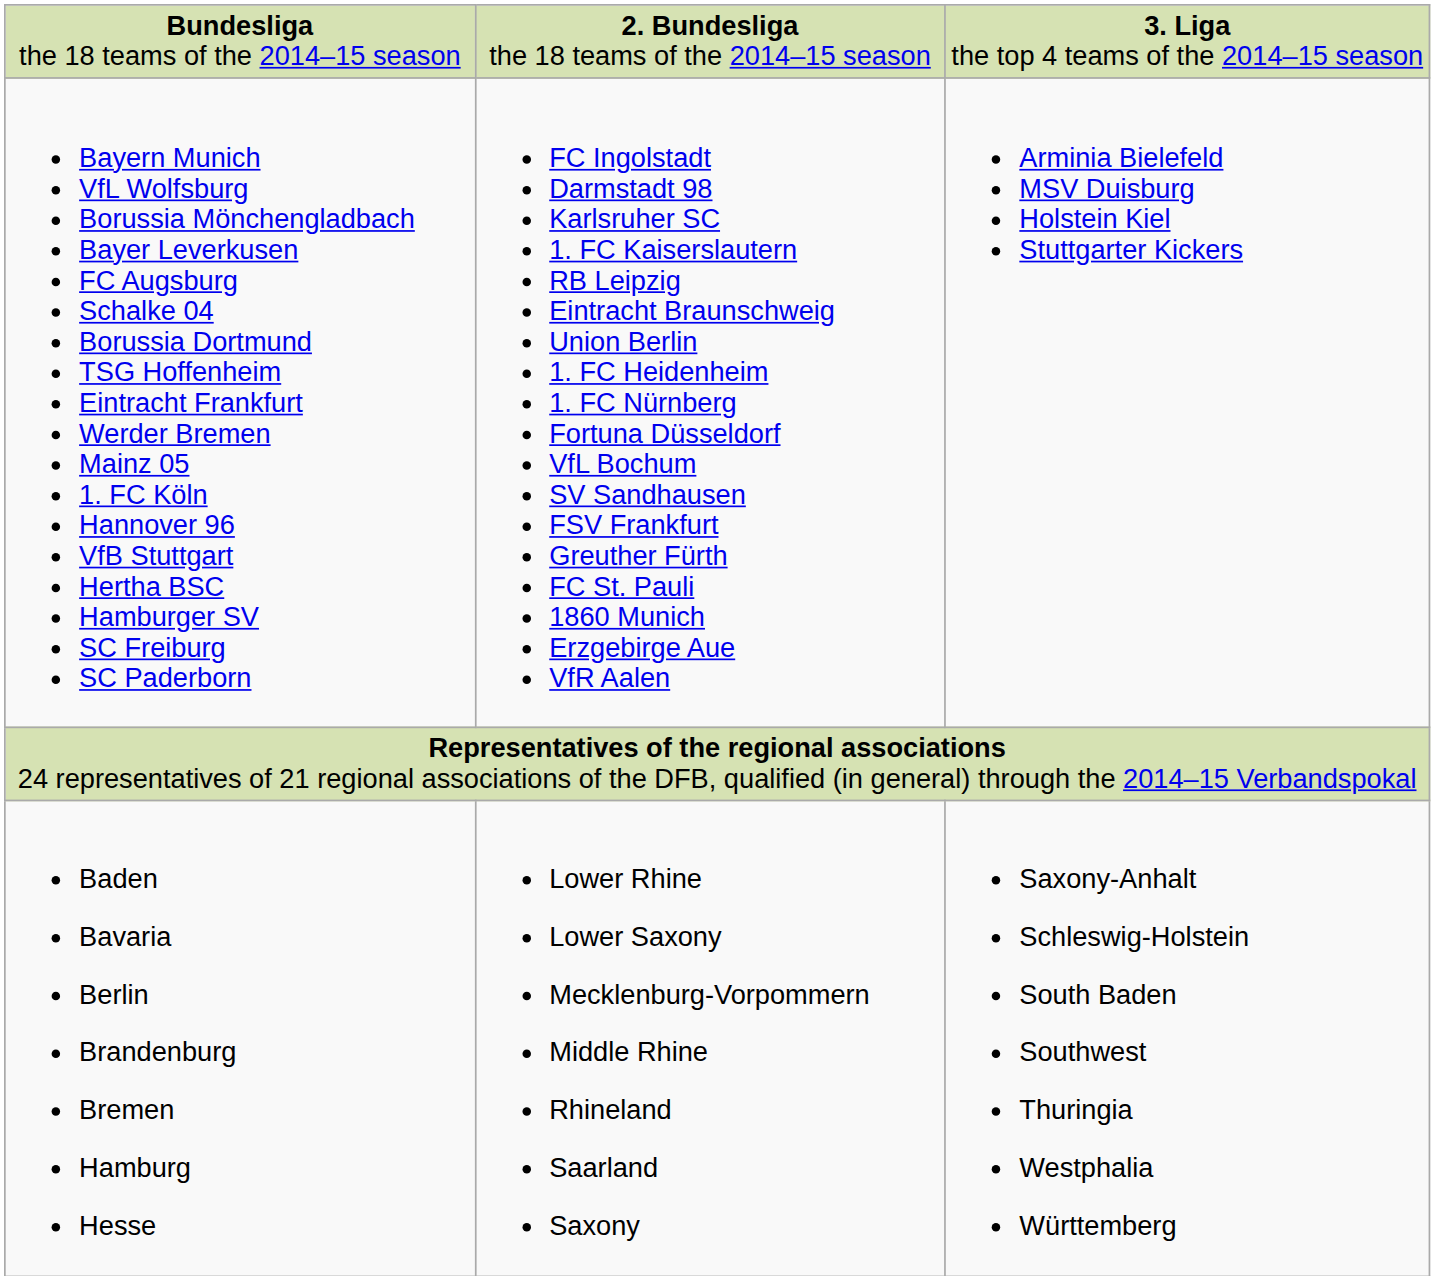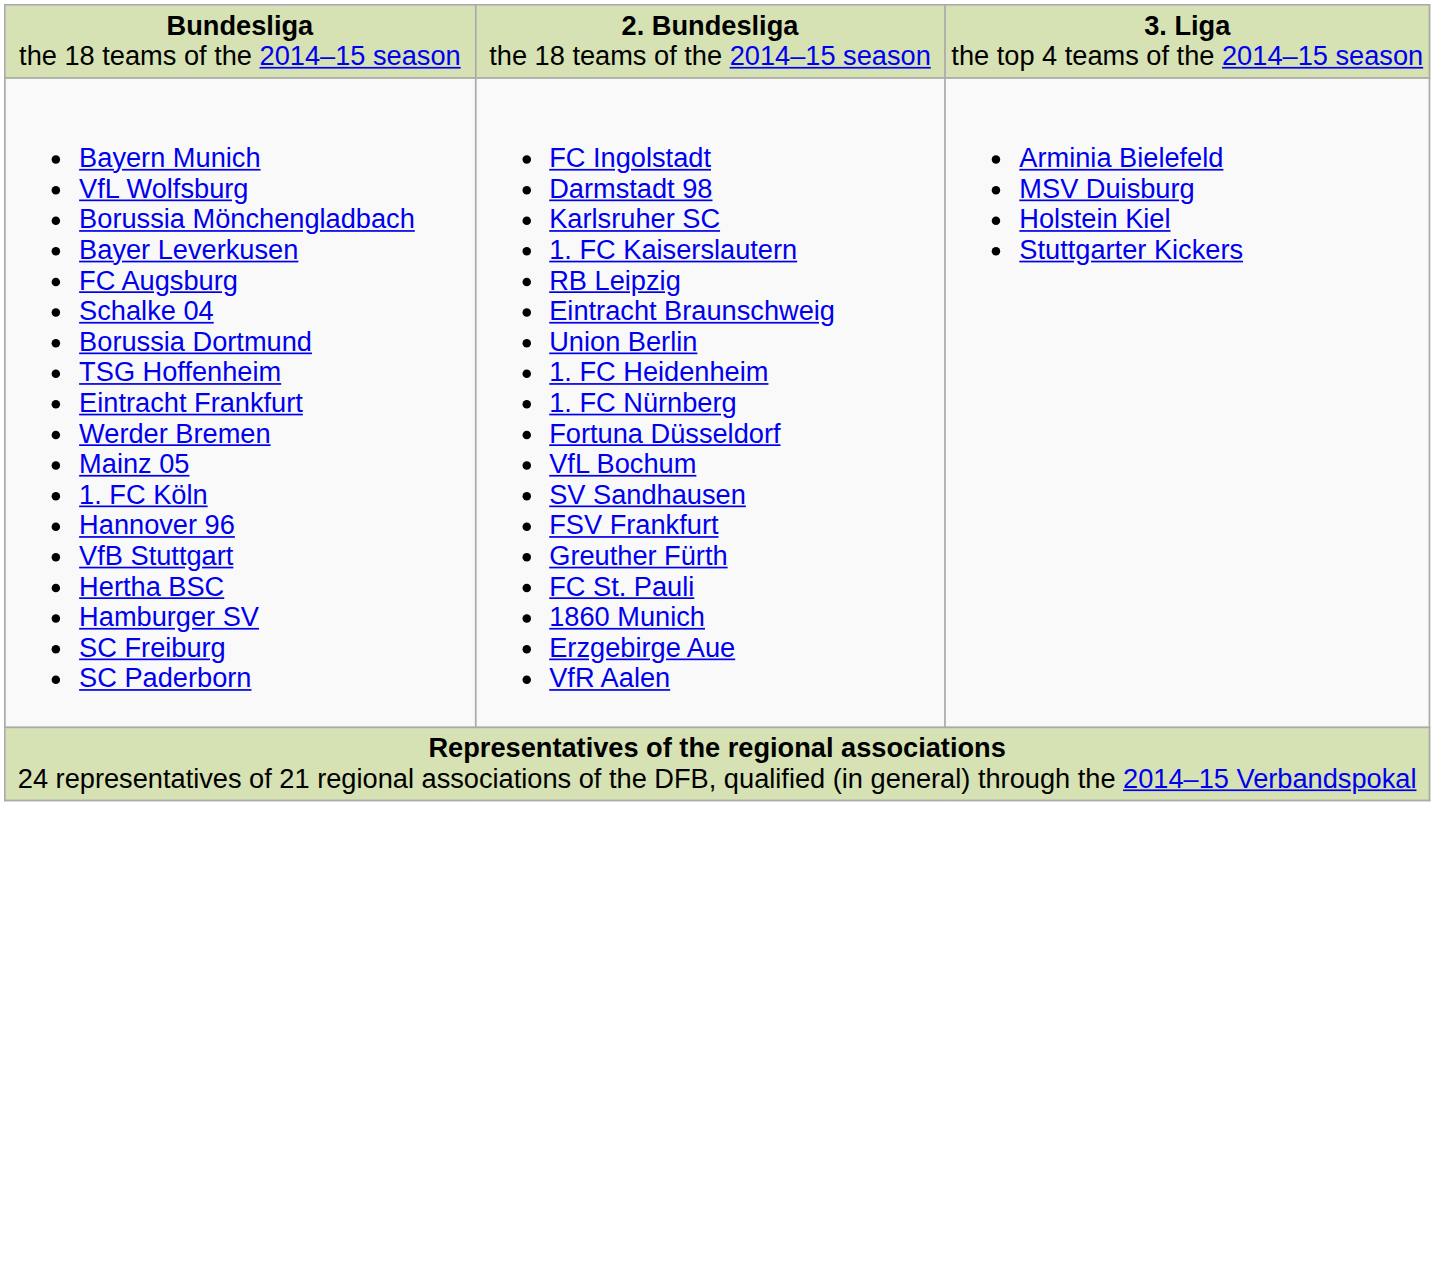- row: (240, 1053)
